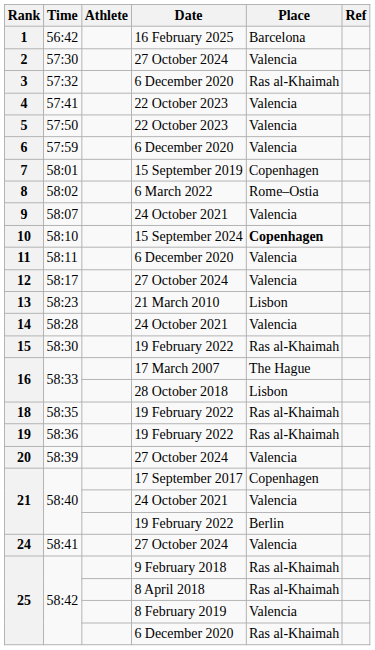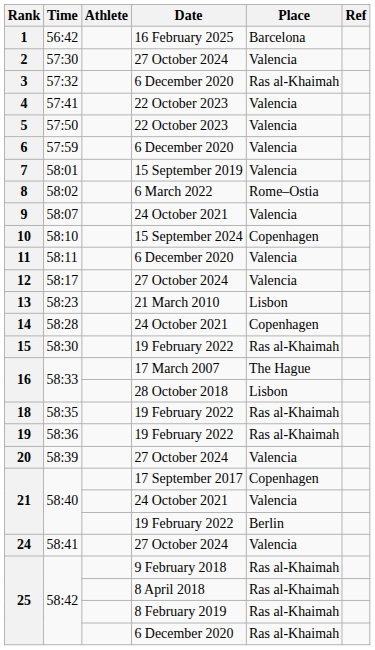(284, 170) Copenhagen -> (273, 170) Valencia
(286, 236) bold -> (284, 236) normal
(273, 324) Valencia -> (284, 324) Copenhagen
(273, 611) Valencia -> (294, 611) Ras al-Khaimah
